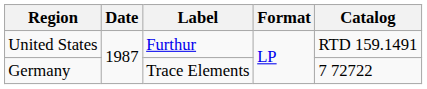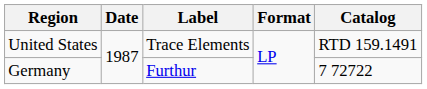(171, 44) Furthur -> (198, 44) Trace Elements
(198, 70) Trace Elements -> (171, 70) Furthur
